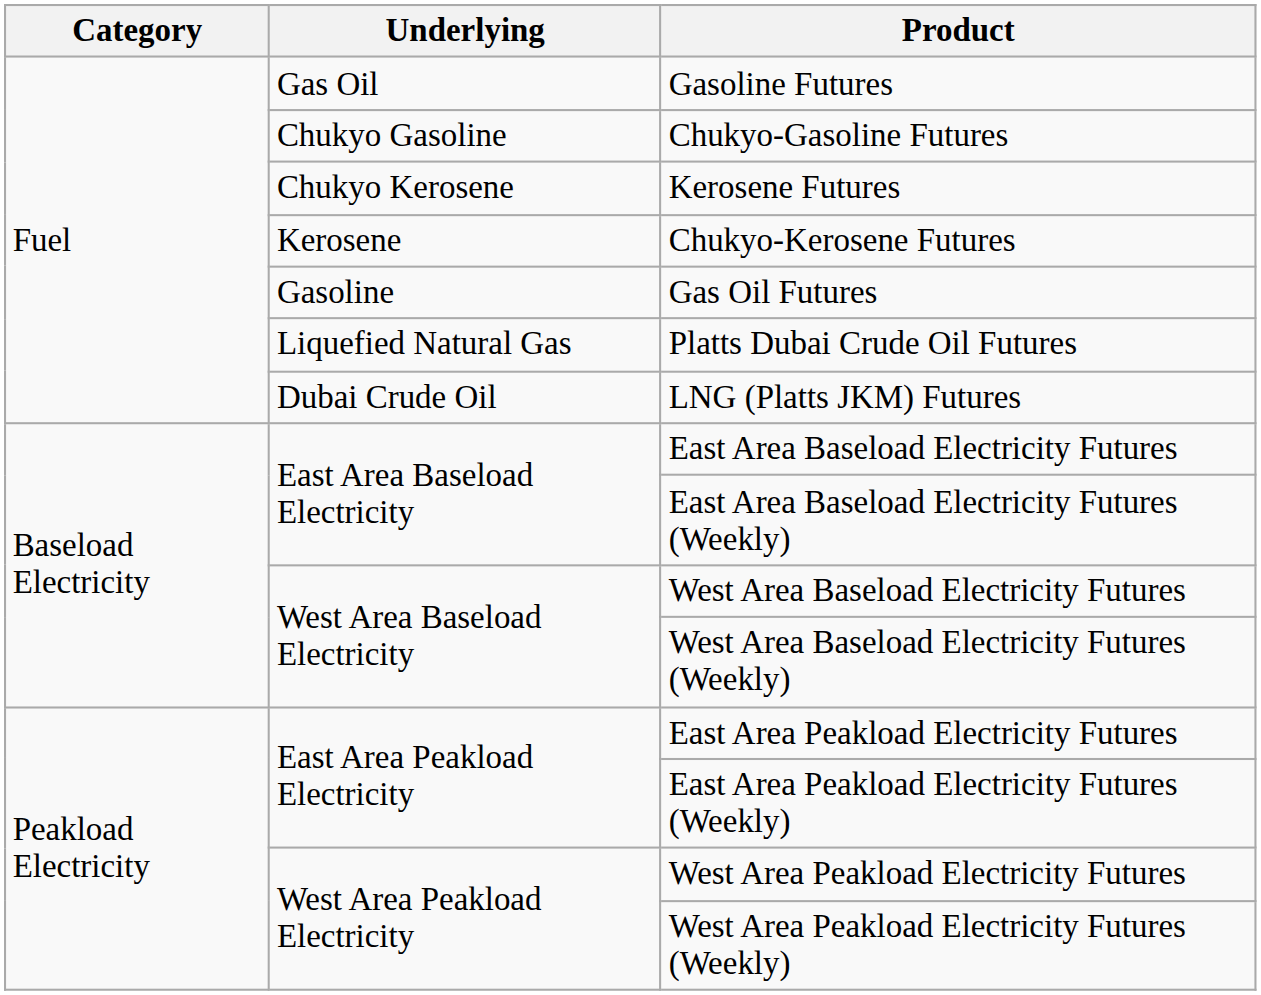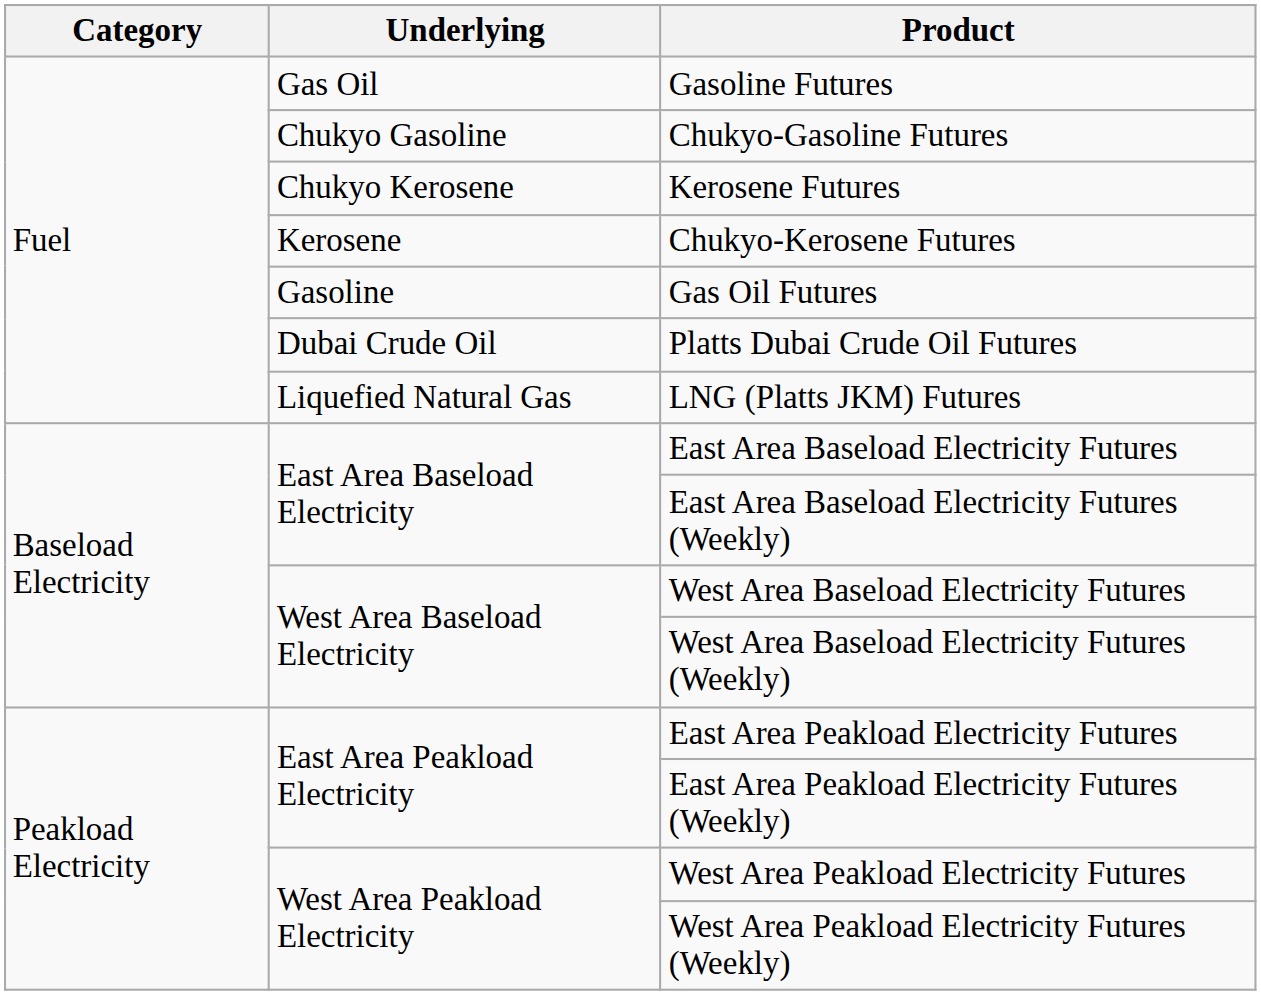(424, 344) Liquefied Natural Gas -> (387, 344) Dubai Crude Oil
(387, 396) Dubai Crude Oil -> (424, 396) Liquefied Natural Gas
